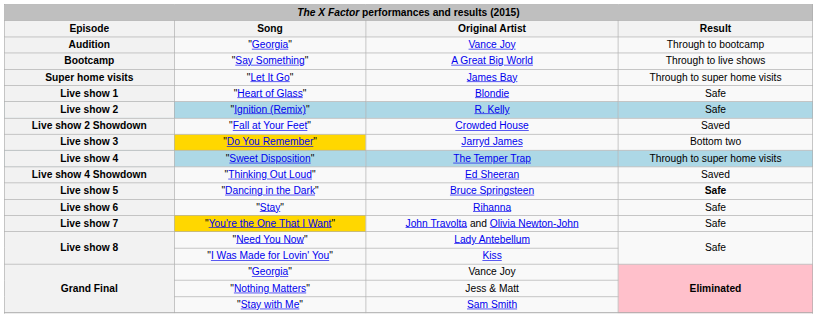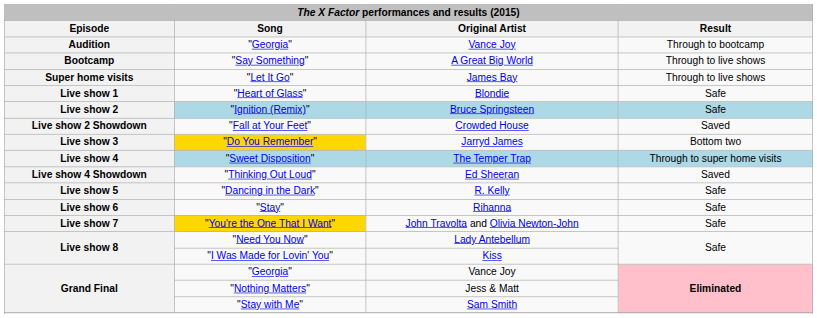(715, 77) Through to super home visits -> (715, 77) Through to live shows
(492, 110) R. Kelly -> (492, 110) Bruce Springsteen
(492, 191) Bruce Springsteen -> (492, 191) R. Kelly
(715, 191) bold -> (715, 191) normal
